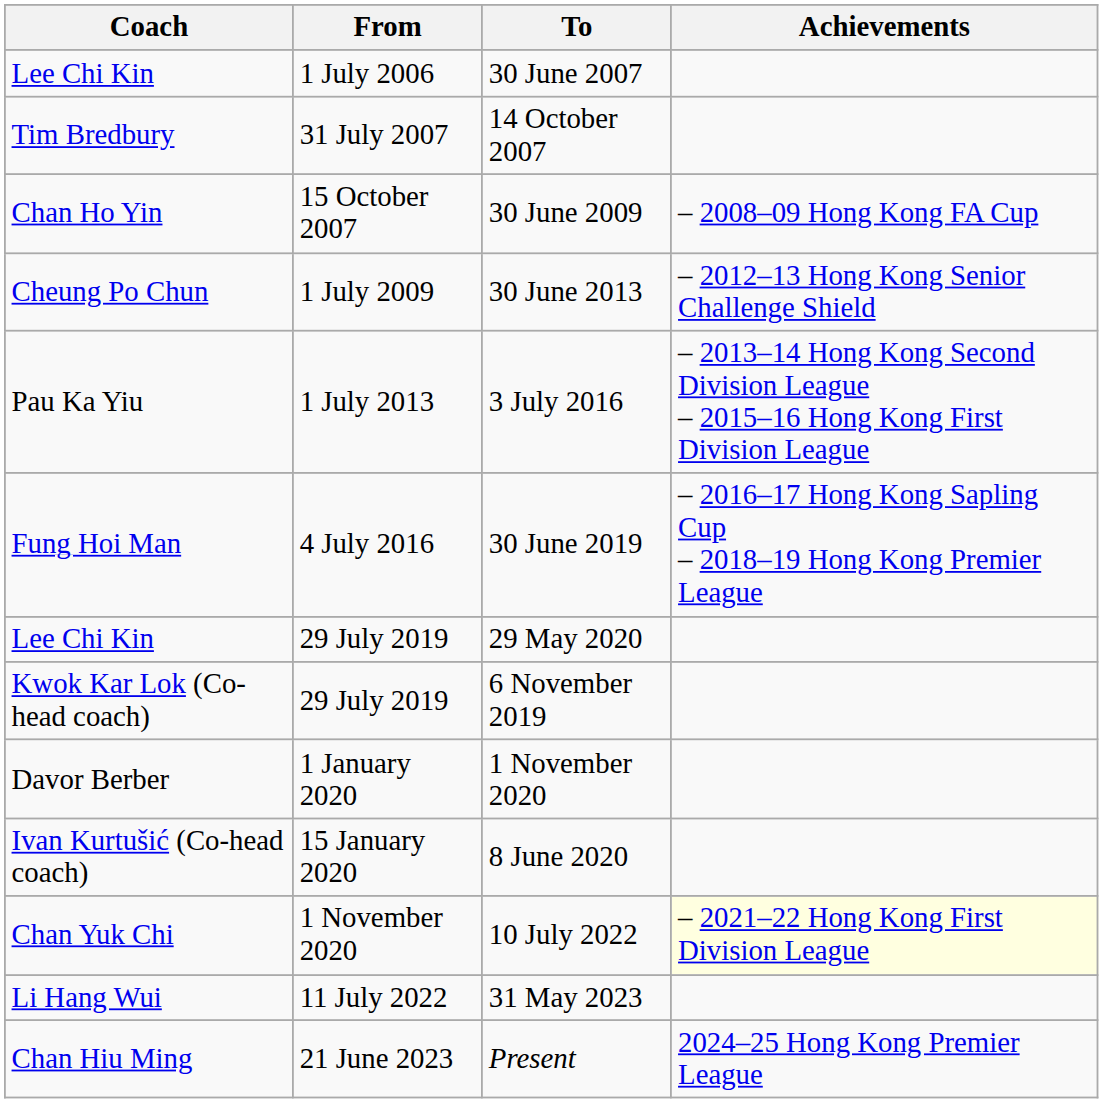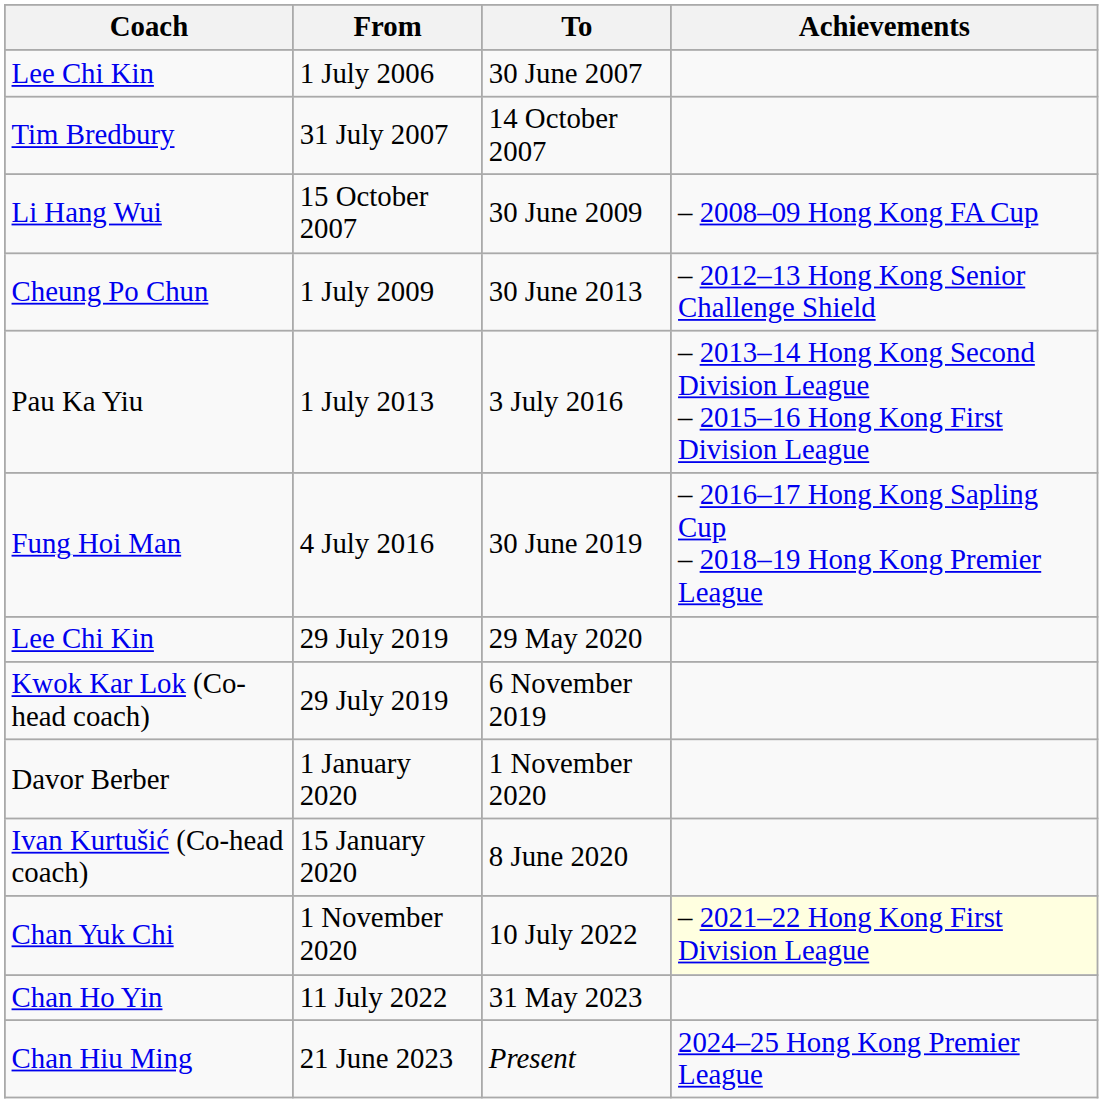(87, 212) Chan Ho Yin -> (87, 212) Li Hang Wui
(87, 996) Li Hang Wui -> (87, 996) Chan Ho Yin
